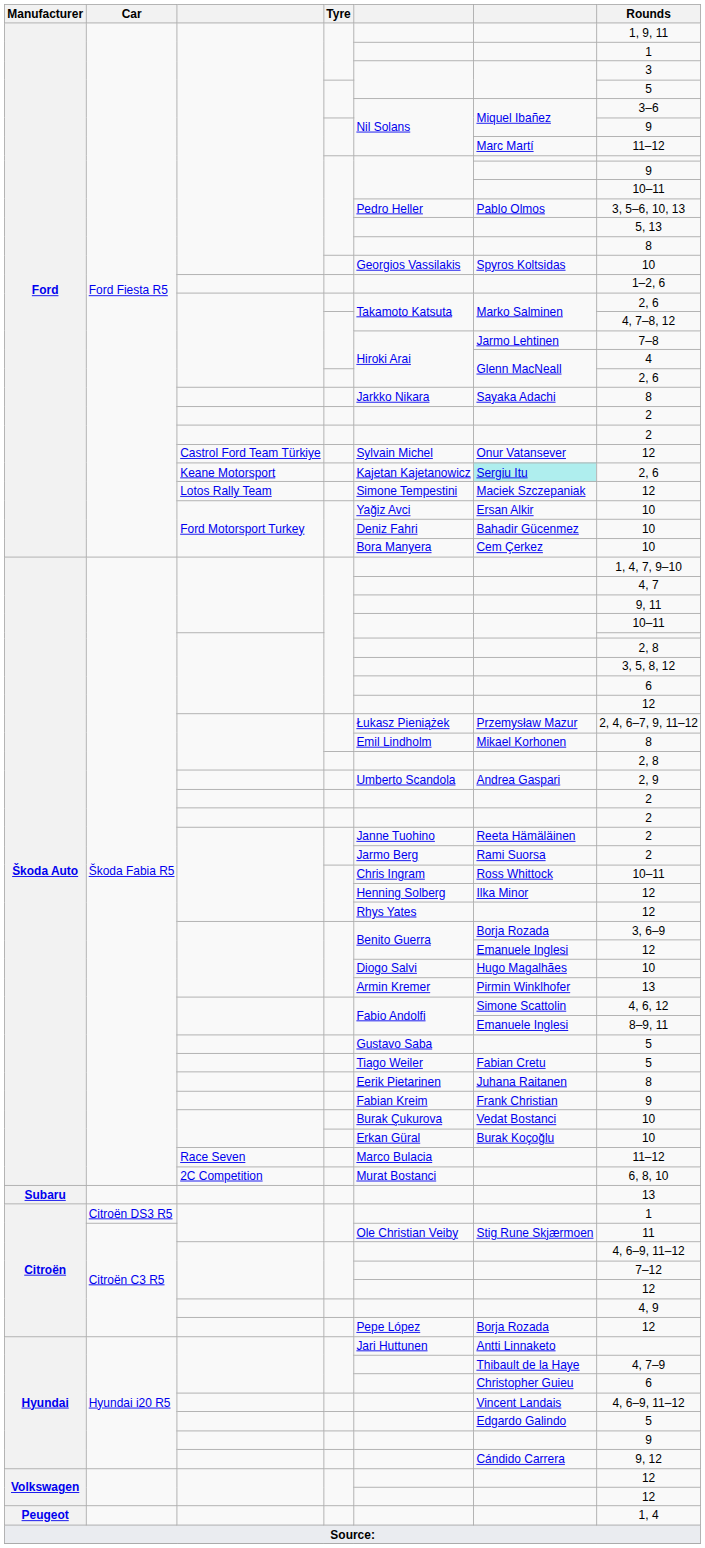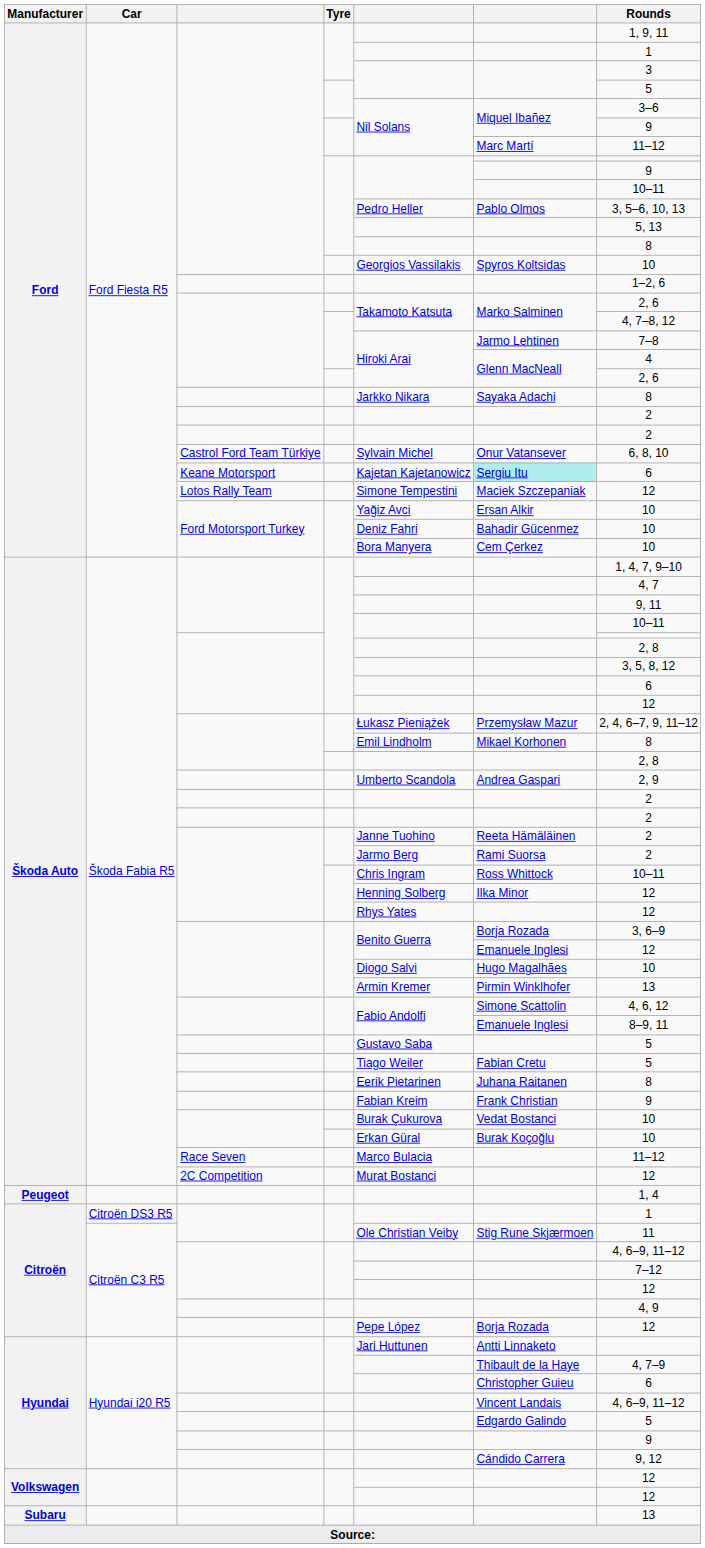(649, 453) 12 -> (649, 453) 6, 8, 10
(649, 472) 2, 6 -> (649, 472) 6
(649, 1176) 6, 8, 10 -> (649, 1176) 12
rows swapped: (45, 1515) <-> (45, 1194)
